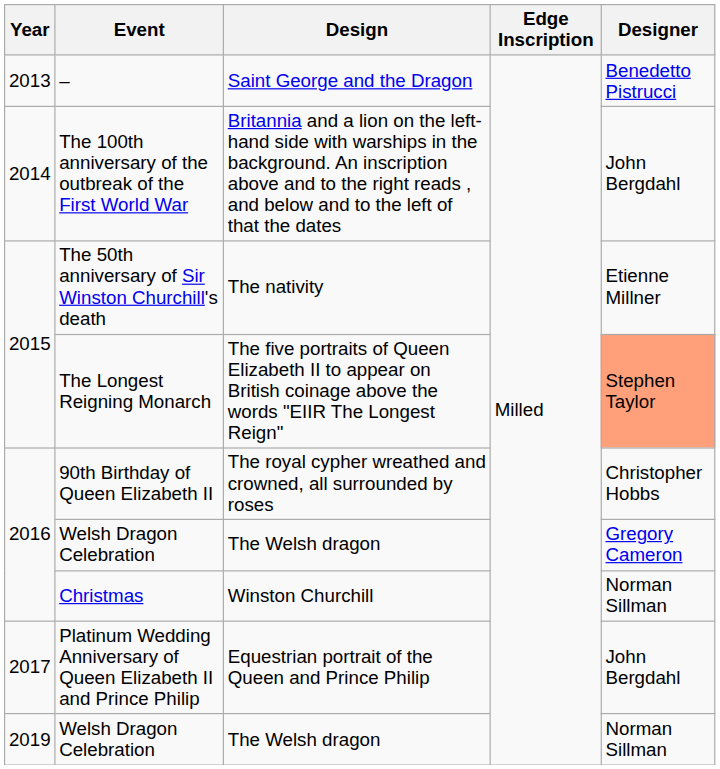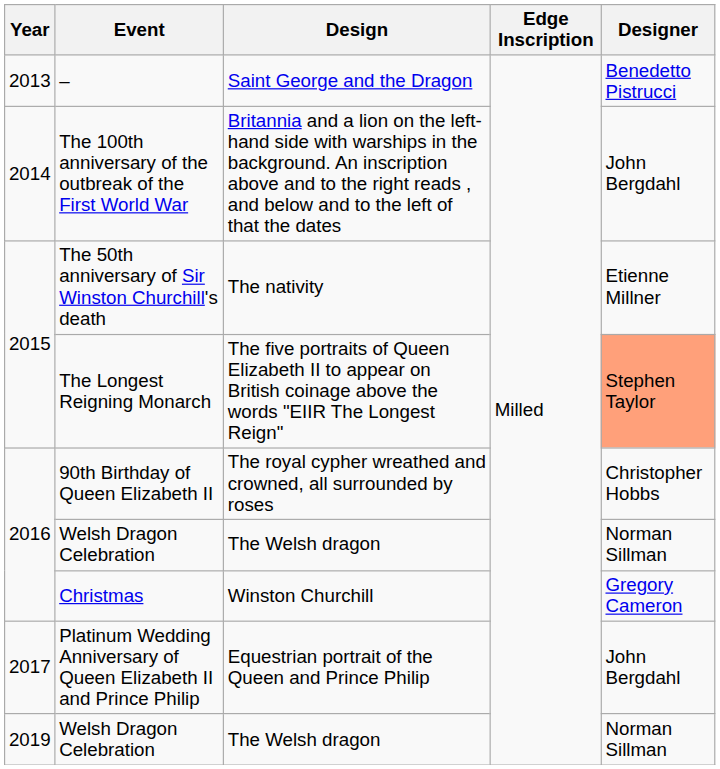(644, 544) Gregory Cameron -> (639, 544) Norman Sillman
(639, 595) Norman Sillman -> (644, 595) Gregory Cameron
